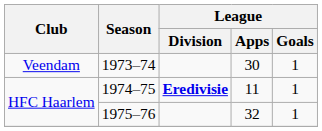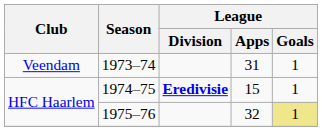(252, 65) 30 -> (252, 65) 31
(252, 89) 11 -> (252, 89) 15
(295, 114) no background -> (295, 114) khaki background
